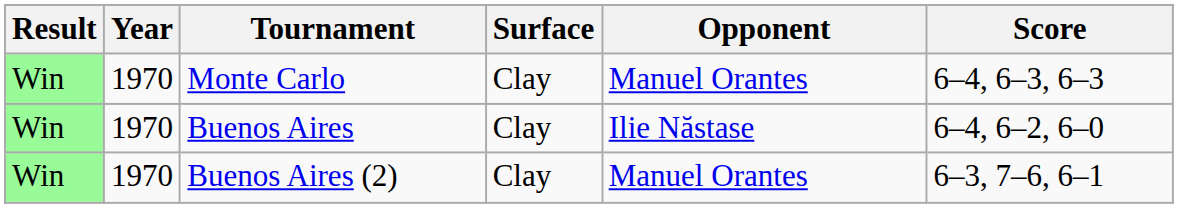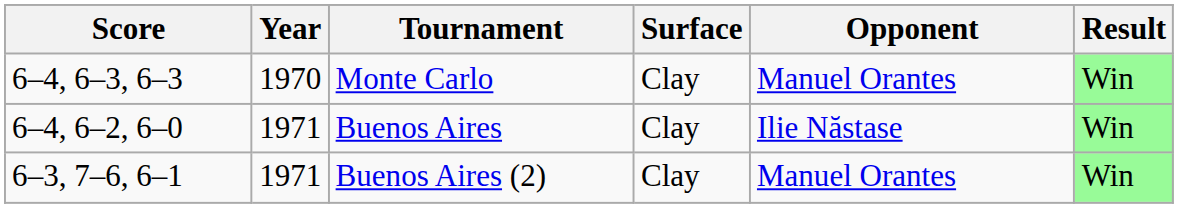columns swapped: (54, 29) <-> (1050, 29)
(142, 127) 1970 -> (290, 127) 1971
(142, 176) 1970 -> (290, 176) 1971
